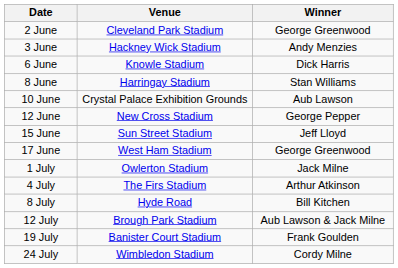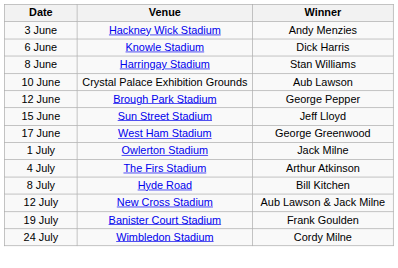- row: (41, 30)
(165, 116) New Cross Stadium -> (165, 99) Brough Park Stadium
(165, 220) Brough Park Stadium -> (165, 202) New Cross Stadium
